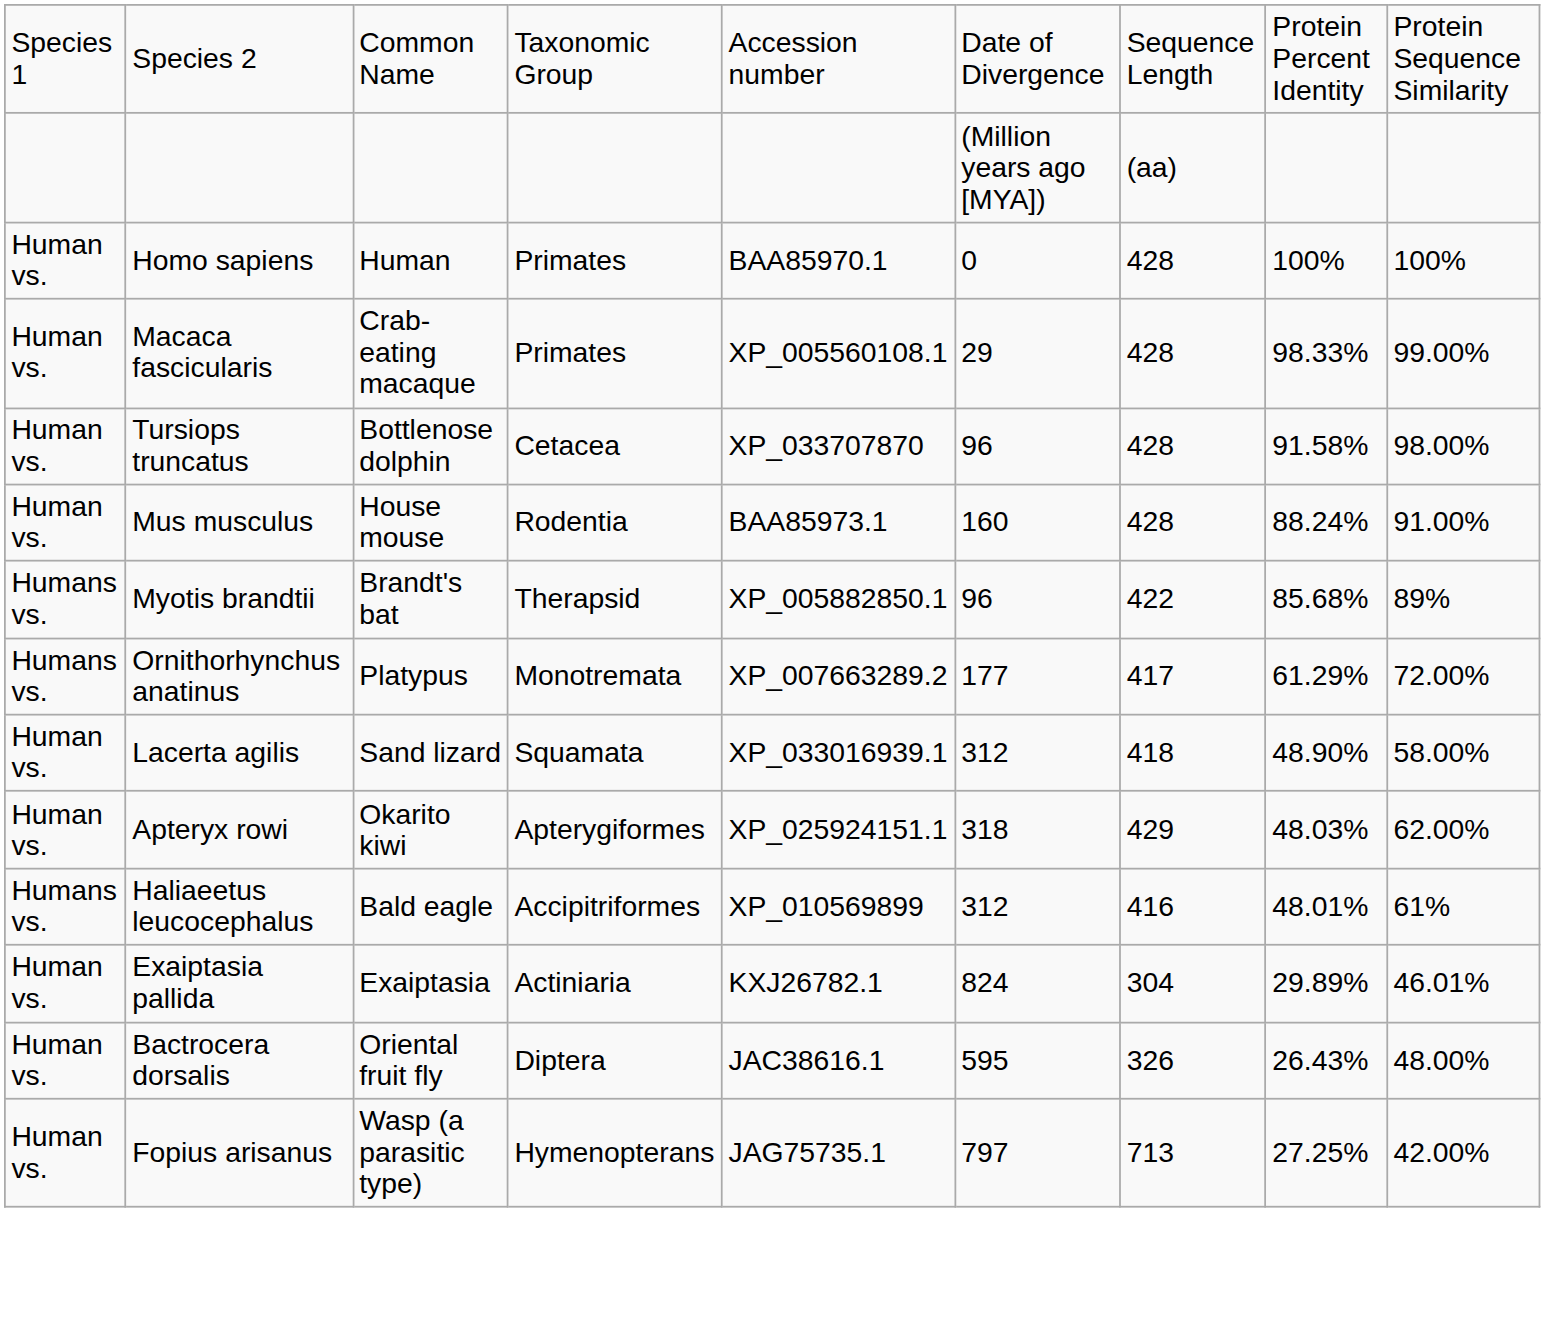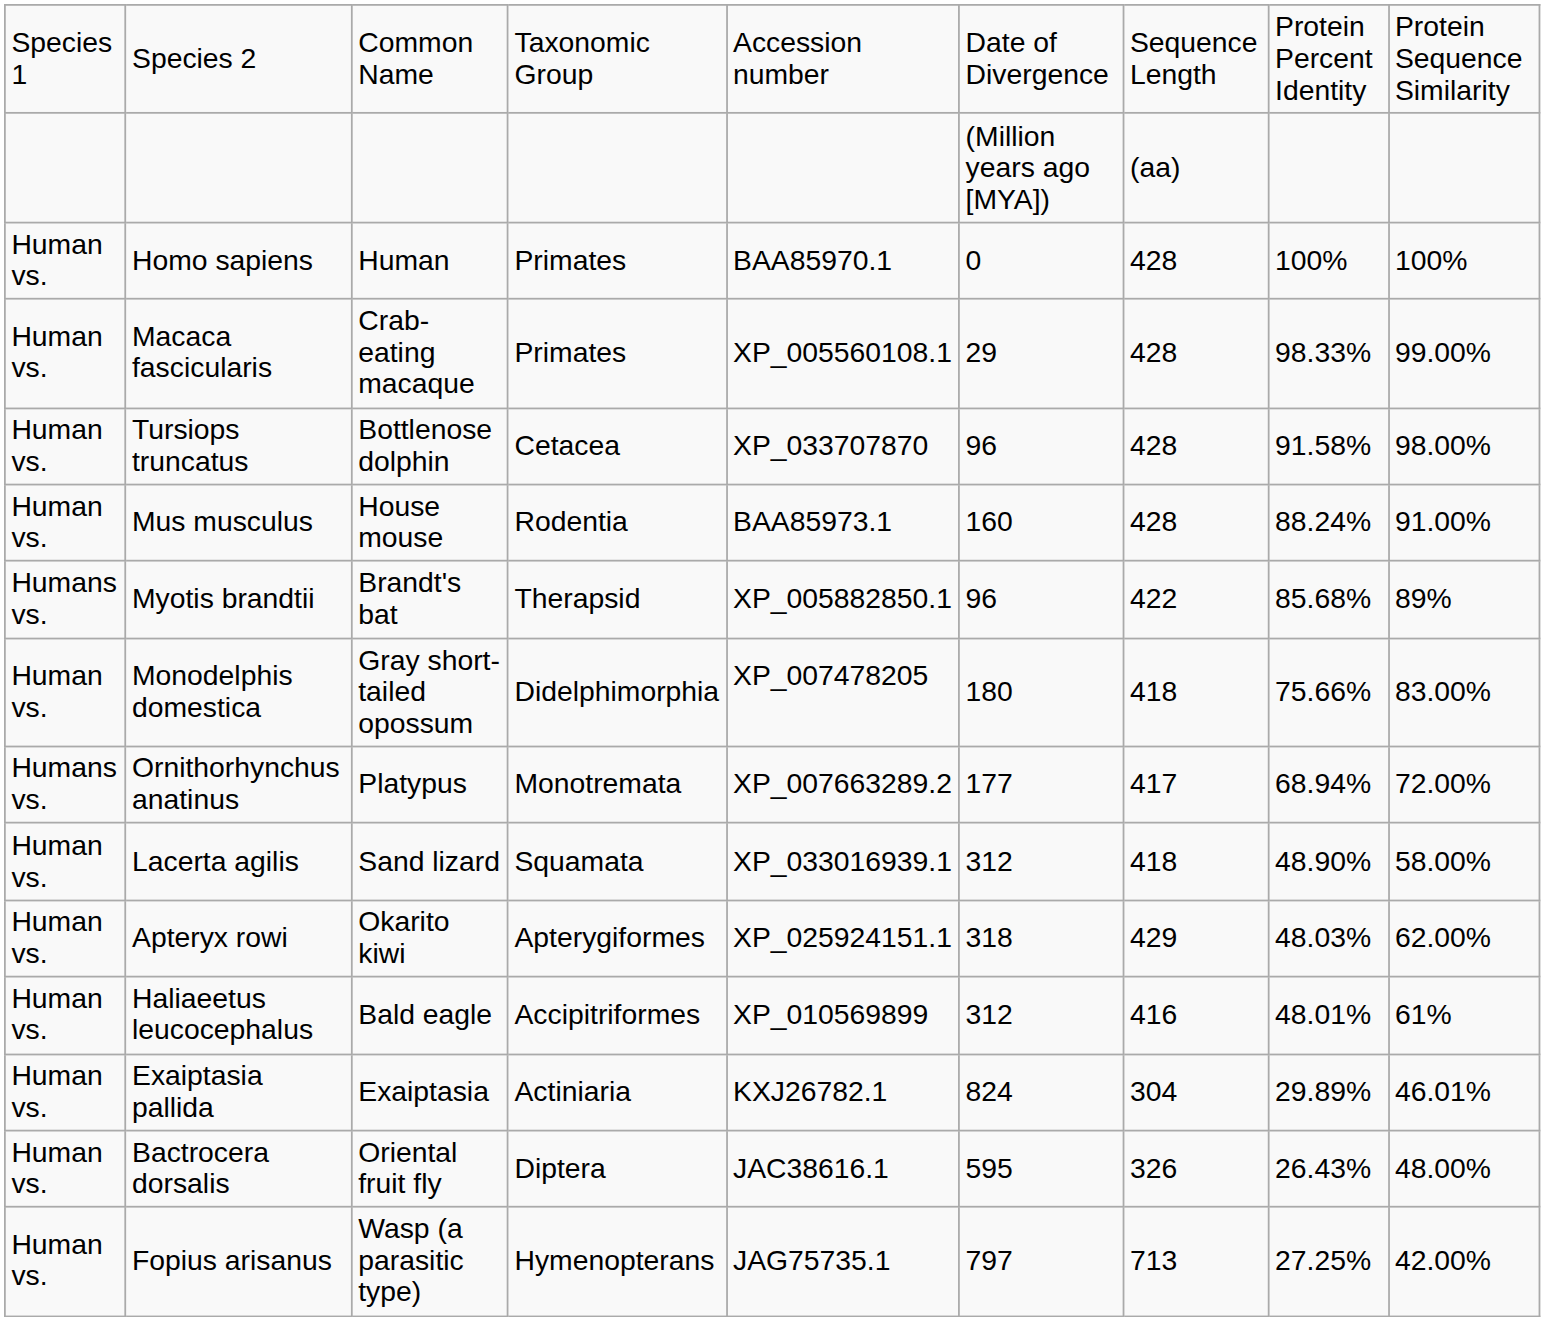+ row: (212, 691)
(1320, 675) 61.29% -> (1323, 784) 68.94%
(64, 906) Humans vs. -> (57, 1014) Human vs.
